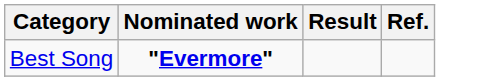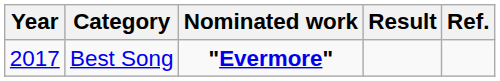+ column: (35, 22)
